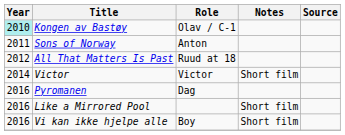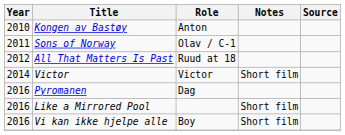(18, 28) paleturquoise background -> (18, 28) no background
(207, 28) Olav / C-1 -> (192, 28) Anton
(192, 44) Anton -> (207, 44) Olav / C-1
